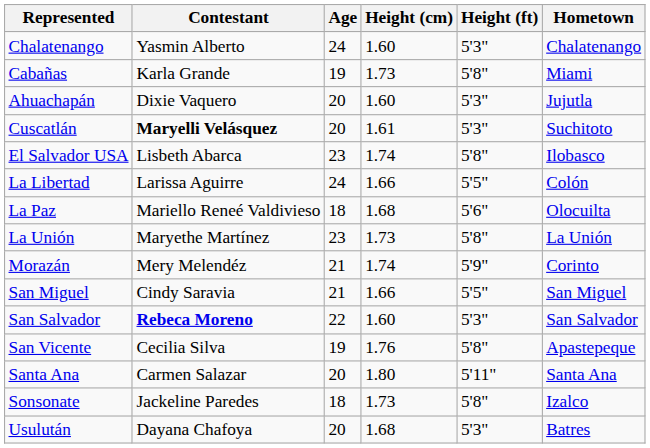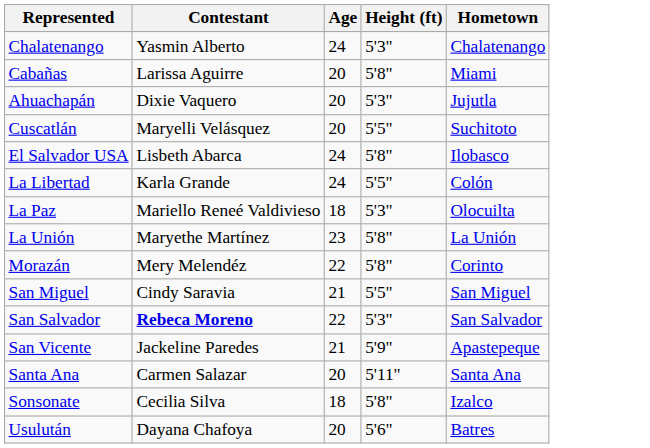- column: (409, 18)
(183, 73) Karla Grande -> (190, 73) Larissa Aguirre
(337, 73) 19 -> (337, 73) 20
(207, 127) bold -> (203, 127) normal
(475, 127) 5'3" -> (379, 127) 5'5"
(337, 155) 23 -> (337, 155) 24
(190, 182) Larissa Aguirre -> (183, 182) Karla Grande
(475, 210) 5'6" -> (379, 210) 5'3"
(337, 264) 21 -> (337, 264) 22
(475, 264) 5'9" -> (379, 264) 5'8"
(181, 347) Cecilia Silva -> (198, 347) Jackeline Paredes
(337, 347) 19 -> (337, 347) 21
(475, 347) 5'8" -> (379, 347) 5'9"
(198, 401) Jackeline Paredes -> (181, 401) Cecilia Silva
(475, 429) 5'3" -> (379, 429) 5'6"
